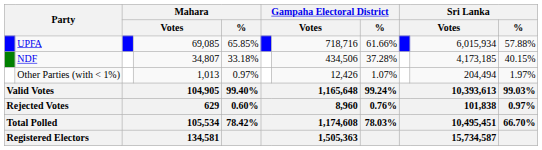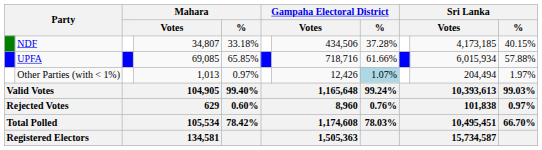rows swapped: (30, 43) <-> (27, 59)
(384, 75) no background -> (384, 75) lightblue background
